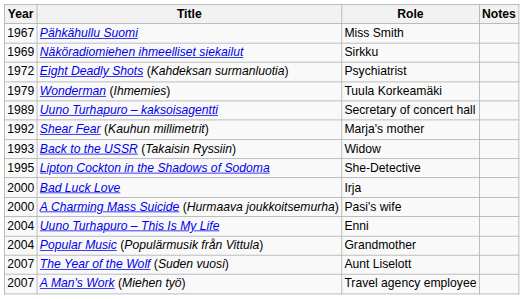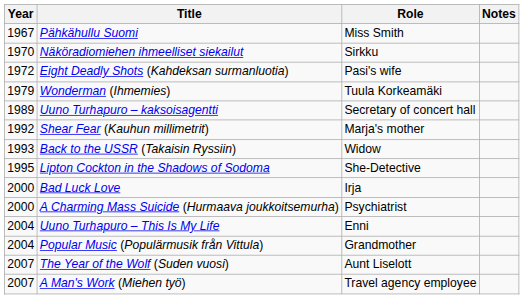(21, 52) 1969 -> (21, 52) 1970
(375, 71) Psychiatrist -> (373, 71) Pasi's wife
(373, 206) Pasi's wife -> (375, 206) Psychiatrist
